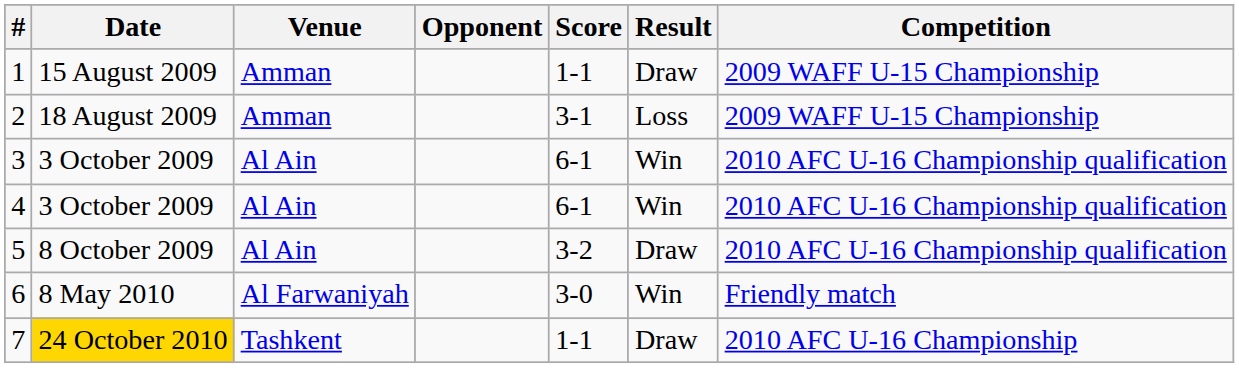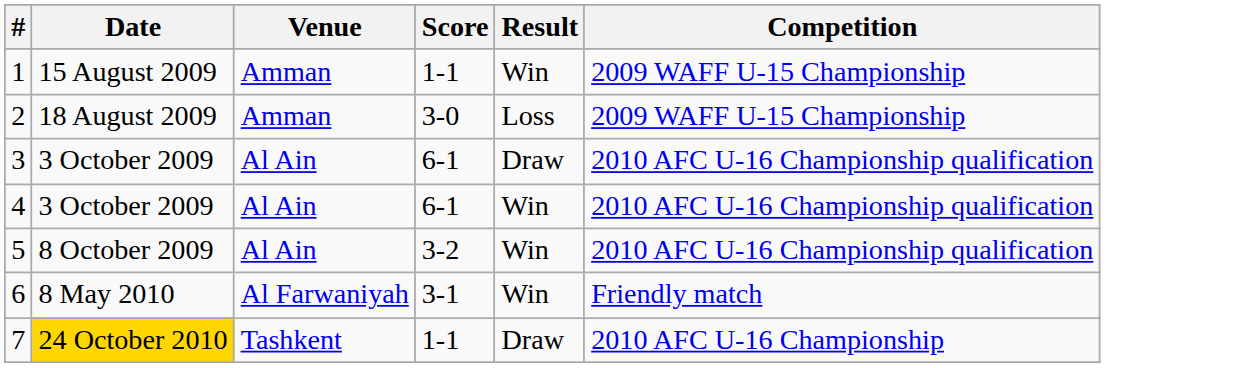- column: (482, 26)
(666, 71) Draw -> (525, 71) Win
(574, 116) 3-1 -> (441, 116) 3-0
(659, 160) Win -> (533, 160) Draw
(666, 250) Draw -> (525, 250) Win
(574, 294) 3-0 -> (441, 294) 3-1
